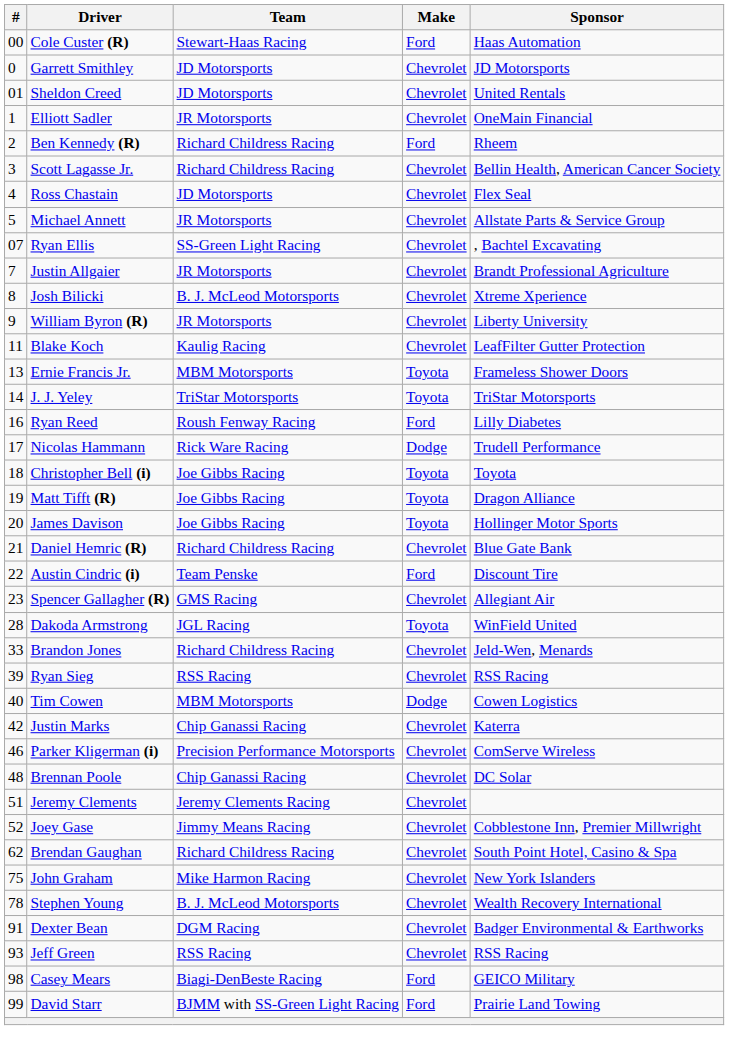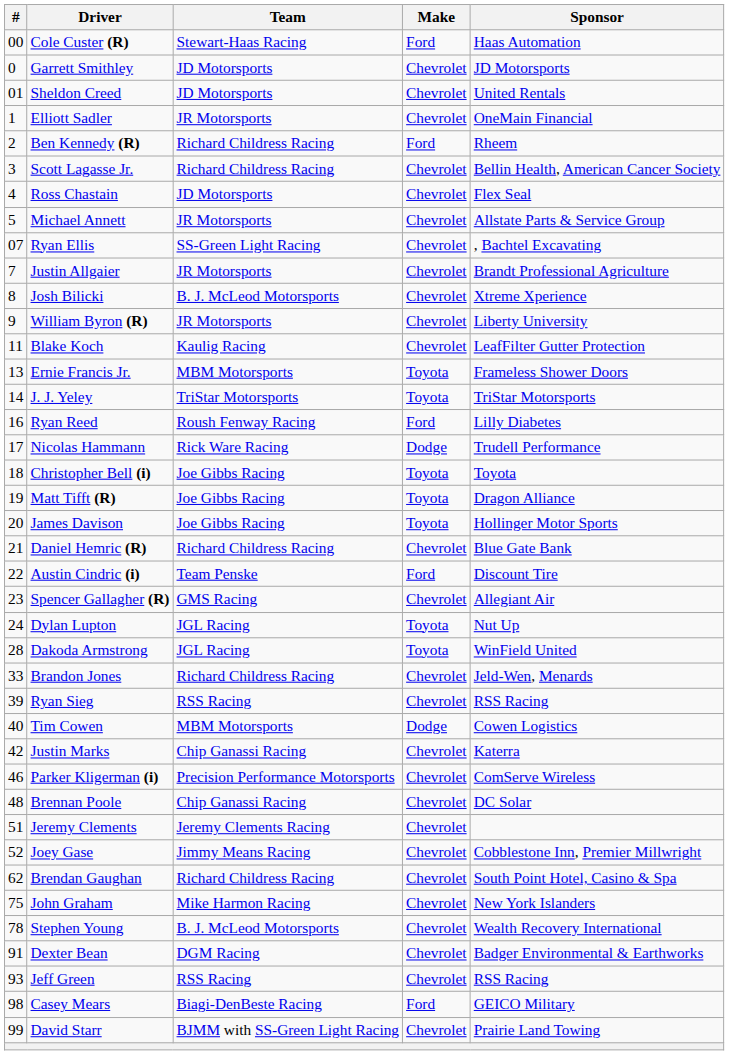+ row: (73, 624)
(421, 1004) Ford -> (436, 1029) Chevrolet
